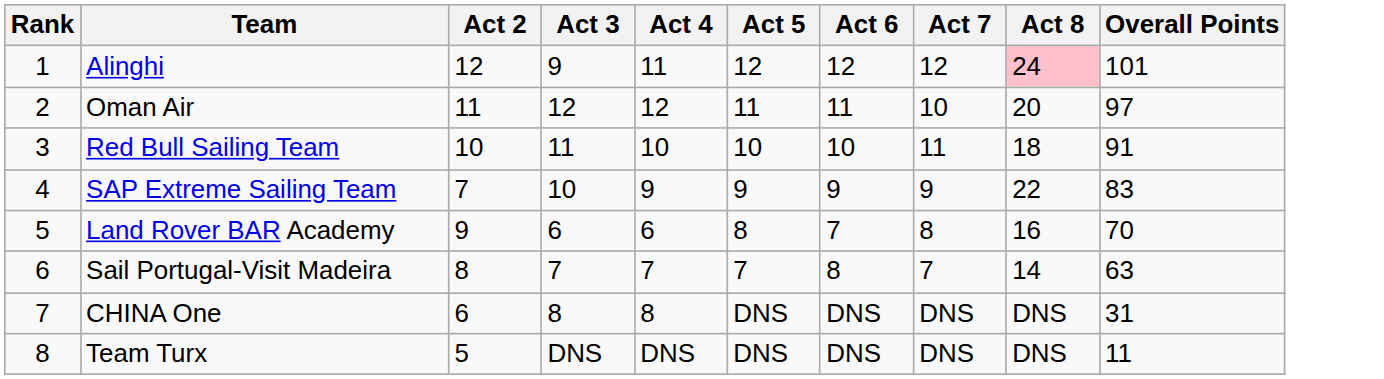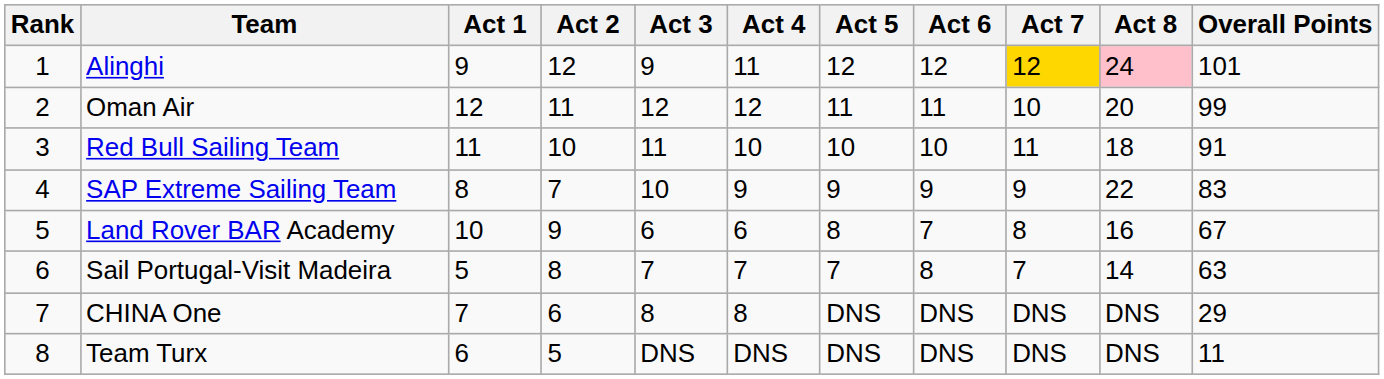+ column: (495, 25)
(934, 66) no background -> (1027, 66) gold background
(1120, 107) 97 -> (1212, 107) 99
(1120, 230) 70 -> (1212, 230) 67
(1120, 312) 31 -> (1212, 312) 29
